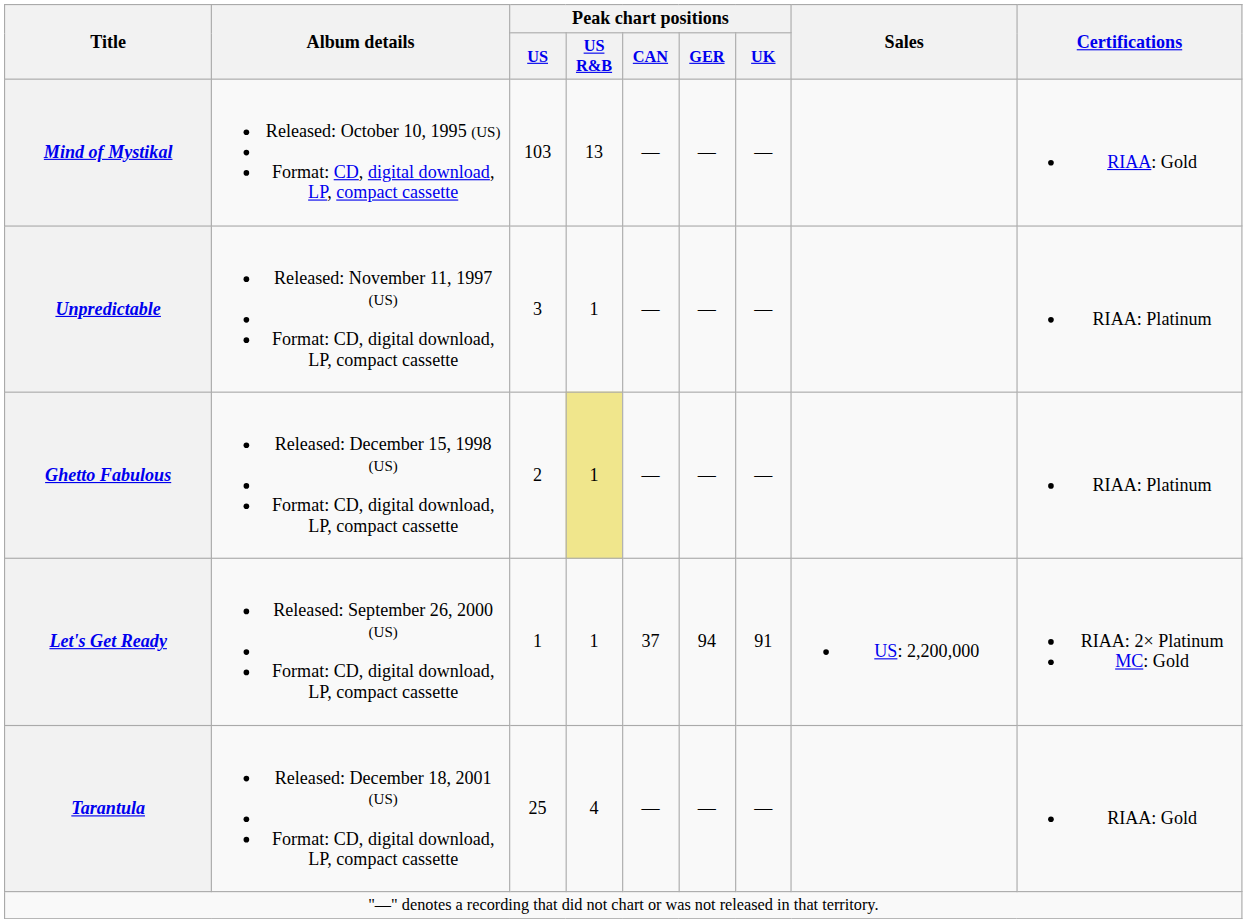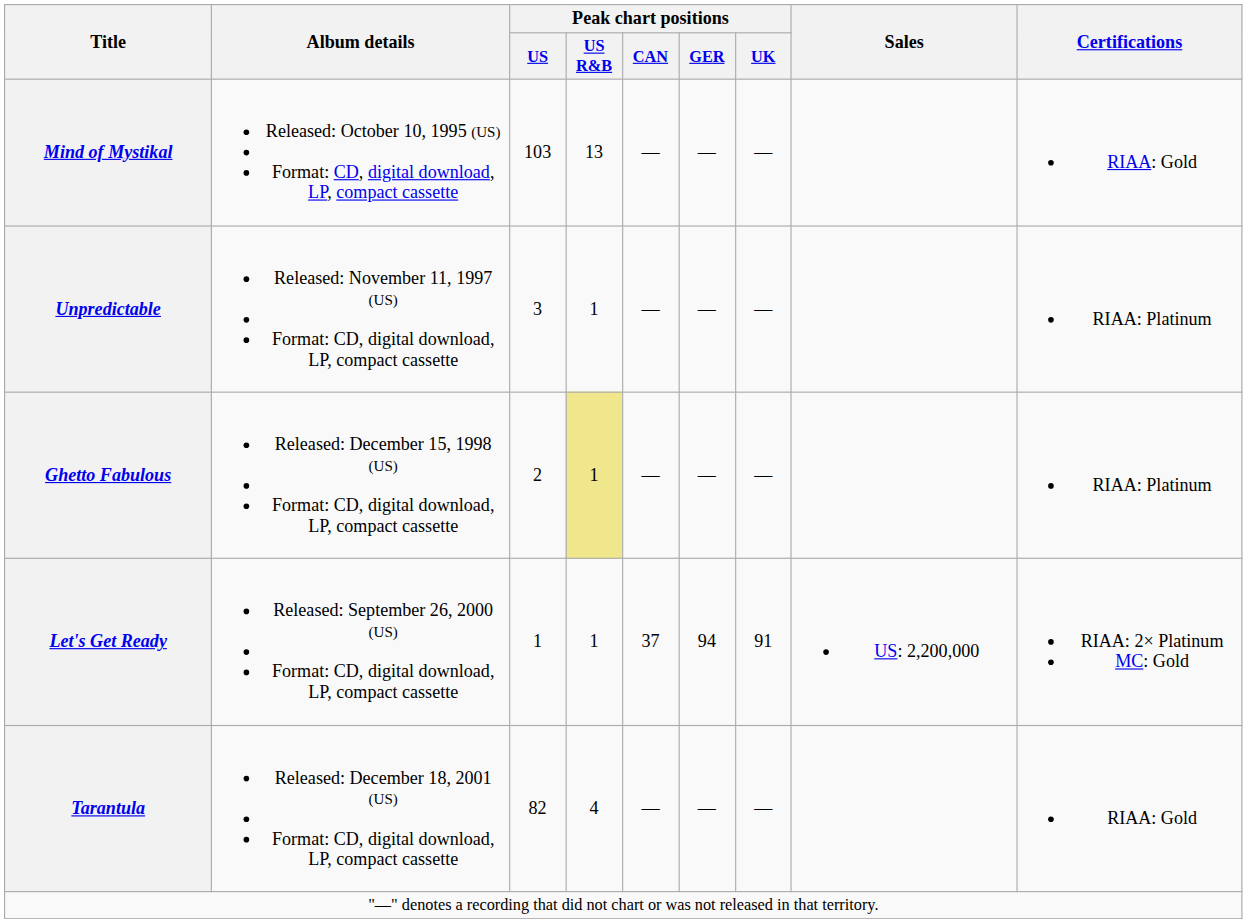(538, 808) 25 -> (538, 808) 82
